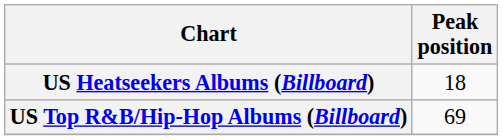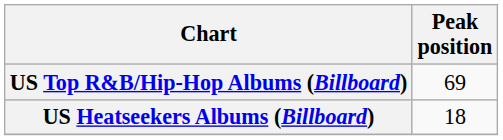rows swapped: (209, 81) <-> (209, 116)
